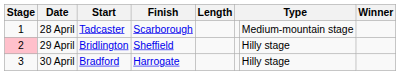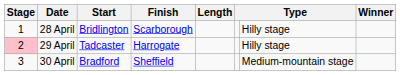(102, 29) Tadcaster -> (104, 29) Bridlington
(298, 29) Medium-mountain stage -> (266, 29) Hilly stage
(104, 45) Bridlington -> (102, 45) Tadcaster
(153, 45) Sheffield -> (156, 45) Harrogate
(156, 62) Harrogate -> (153, 62) Sheffield
(266, 62) Hilly stage -> (298, 62) Medium-mountain stage
